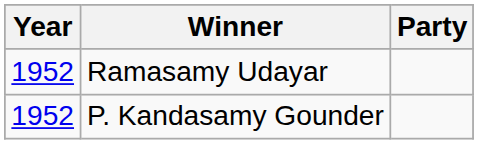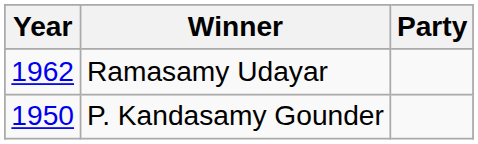(43, 71) 1952 -> (43, 71) 1962
(43, 116) 1952 -> (43, 116) 1950
